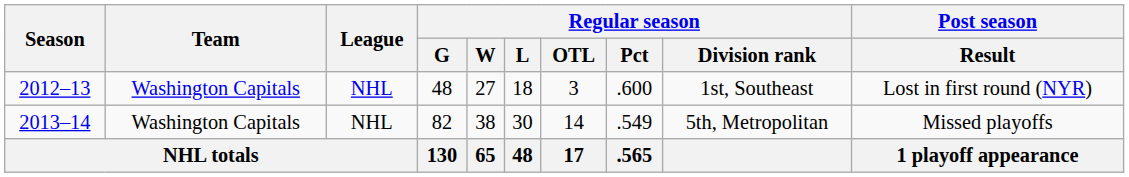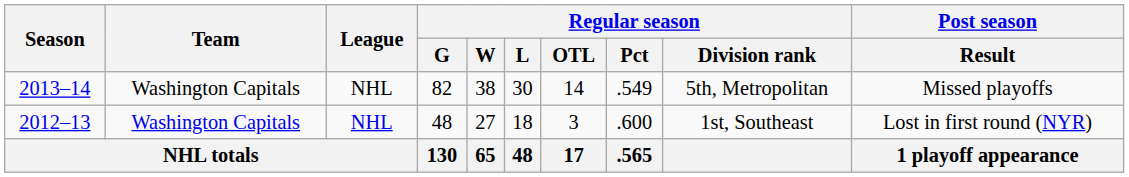rows swapped: (55, 88) <-> (55, 122)
